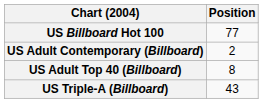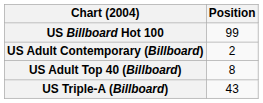(232, 32) 77 -> (232, 32) 99
